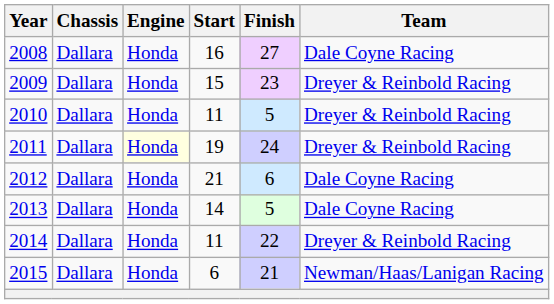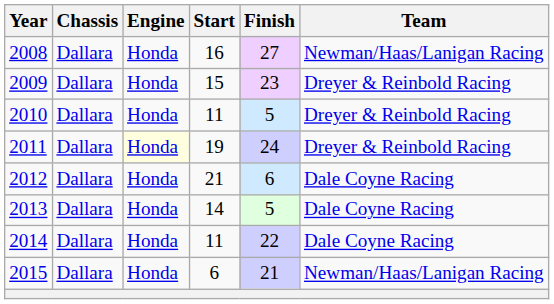(379, 52) Dale Coyne Racing -> (424, 52) Newman/Haas/Lanigan Racing
(407, 241) Dreyer & Reinbold Racing -> (379, 241) Dale Coyne Racing
